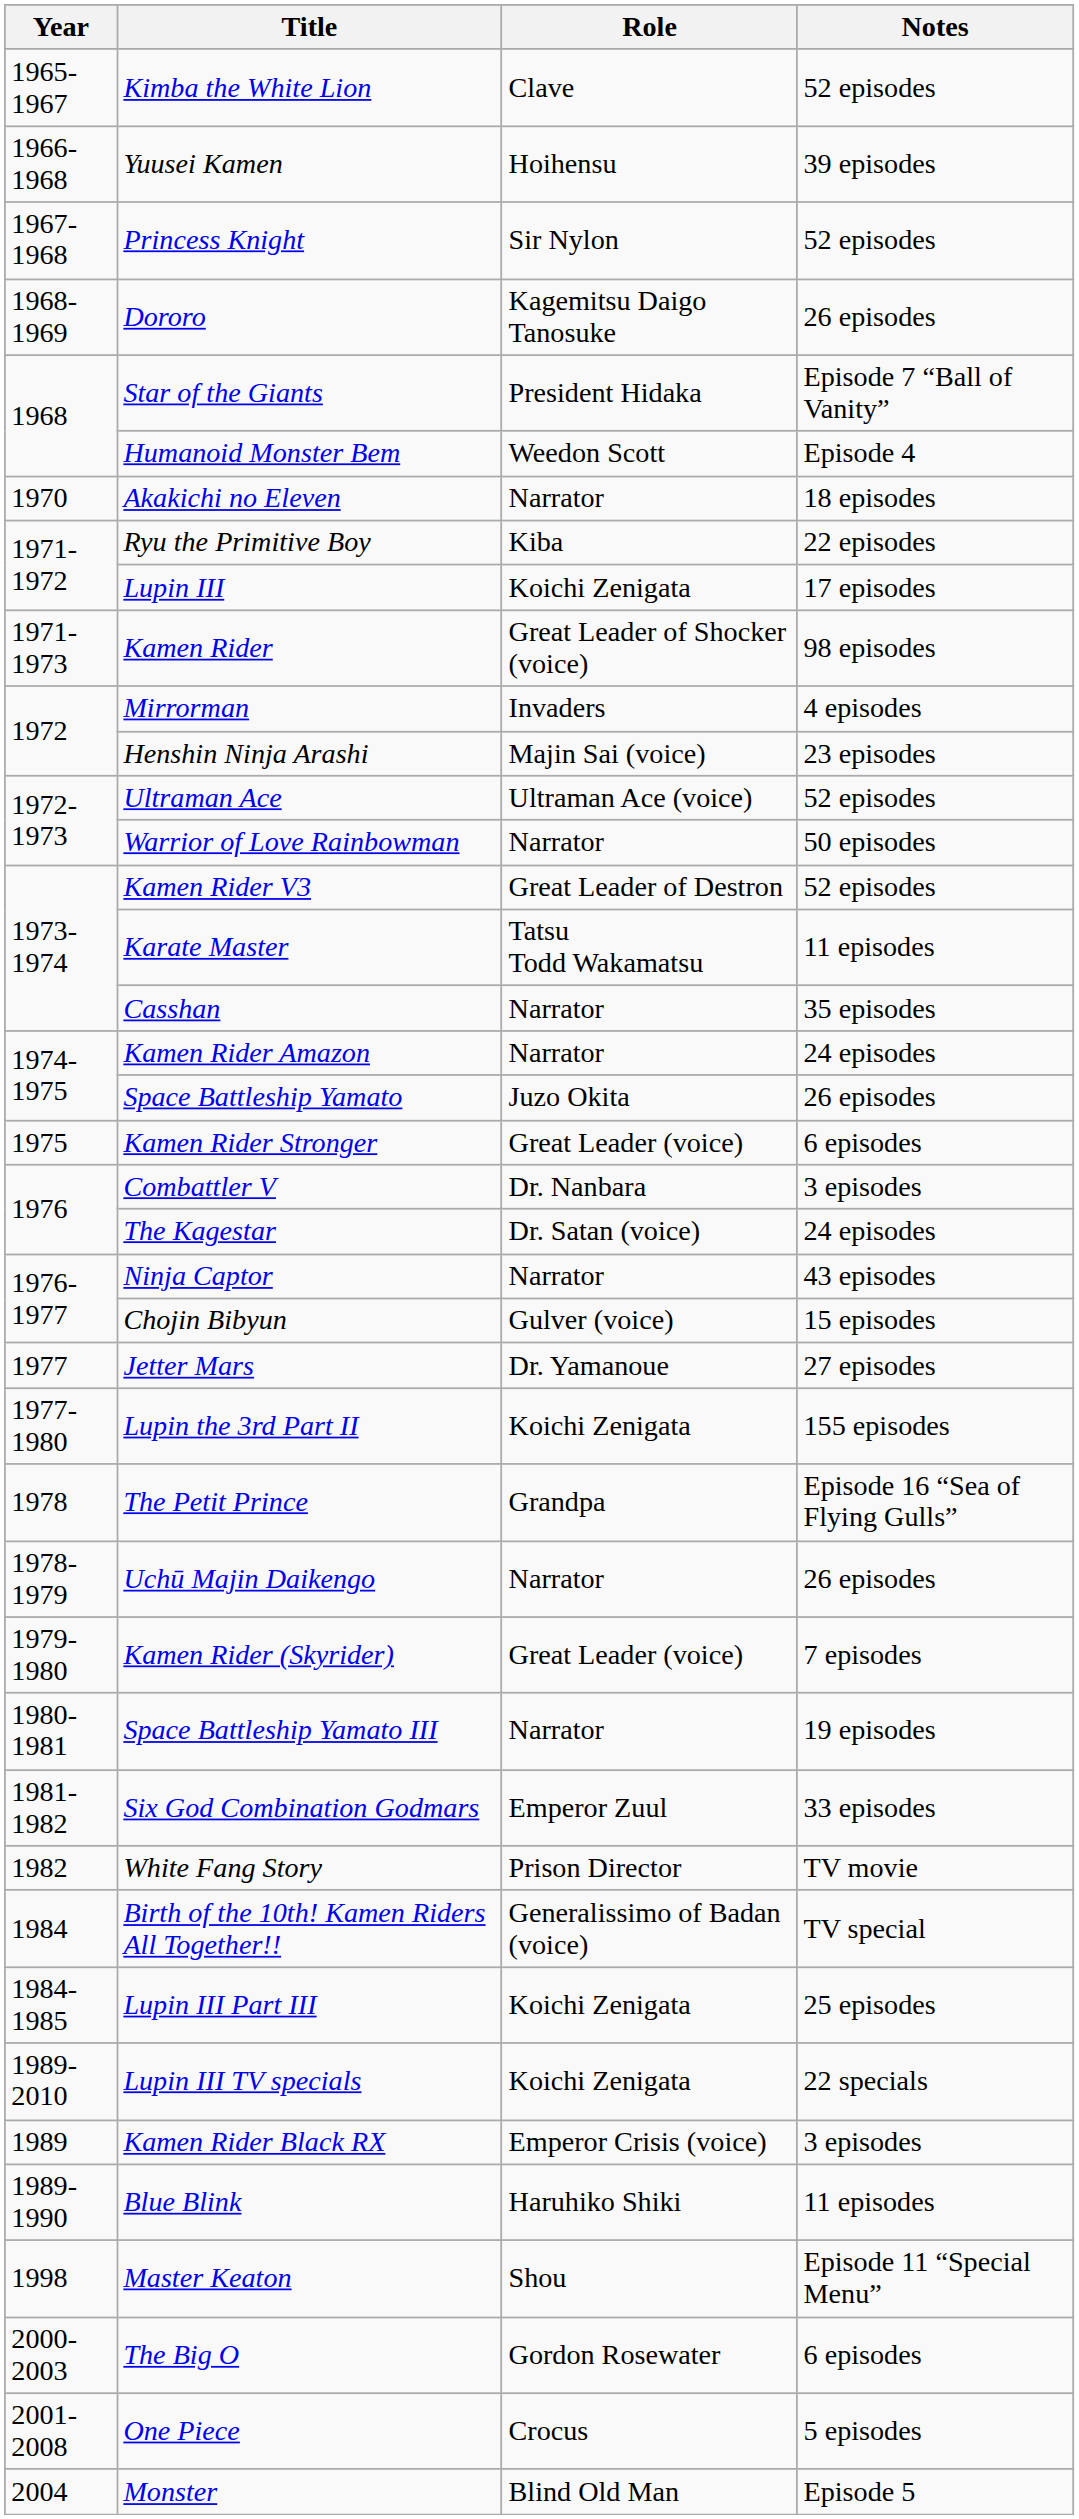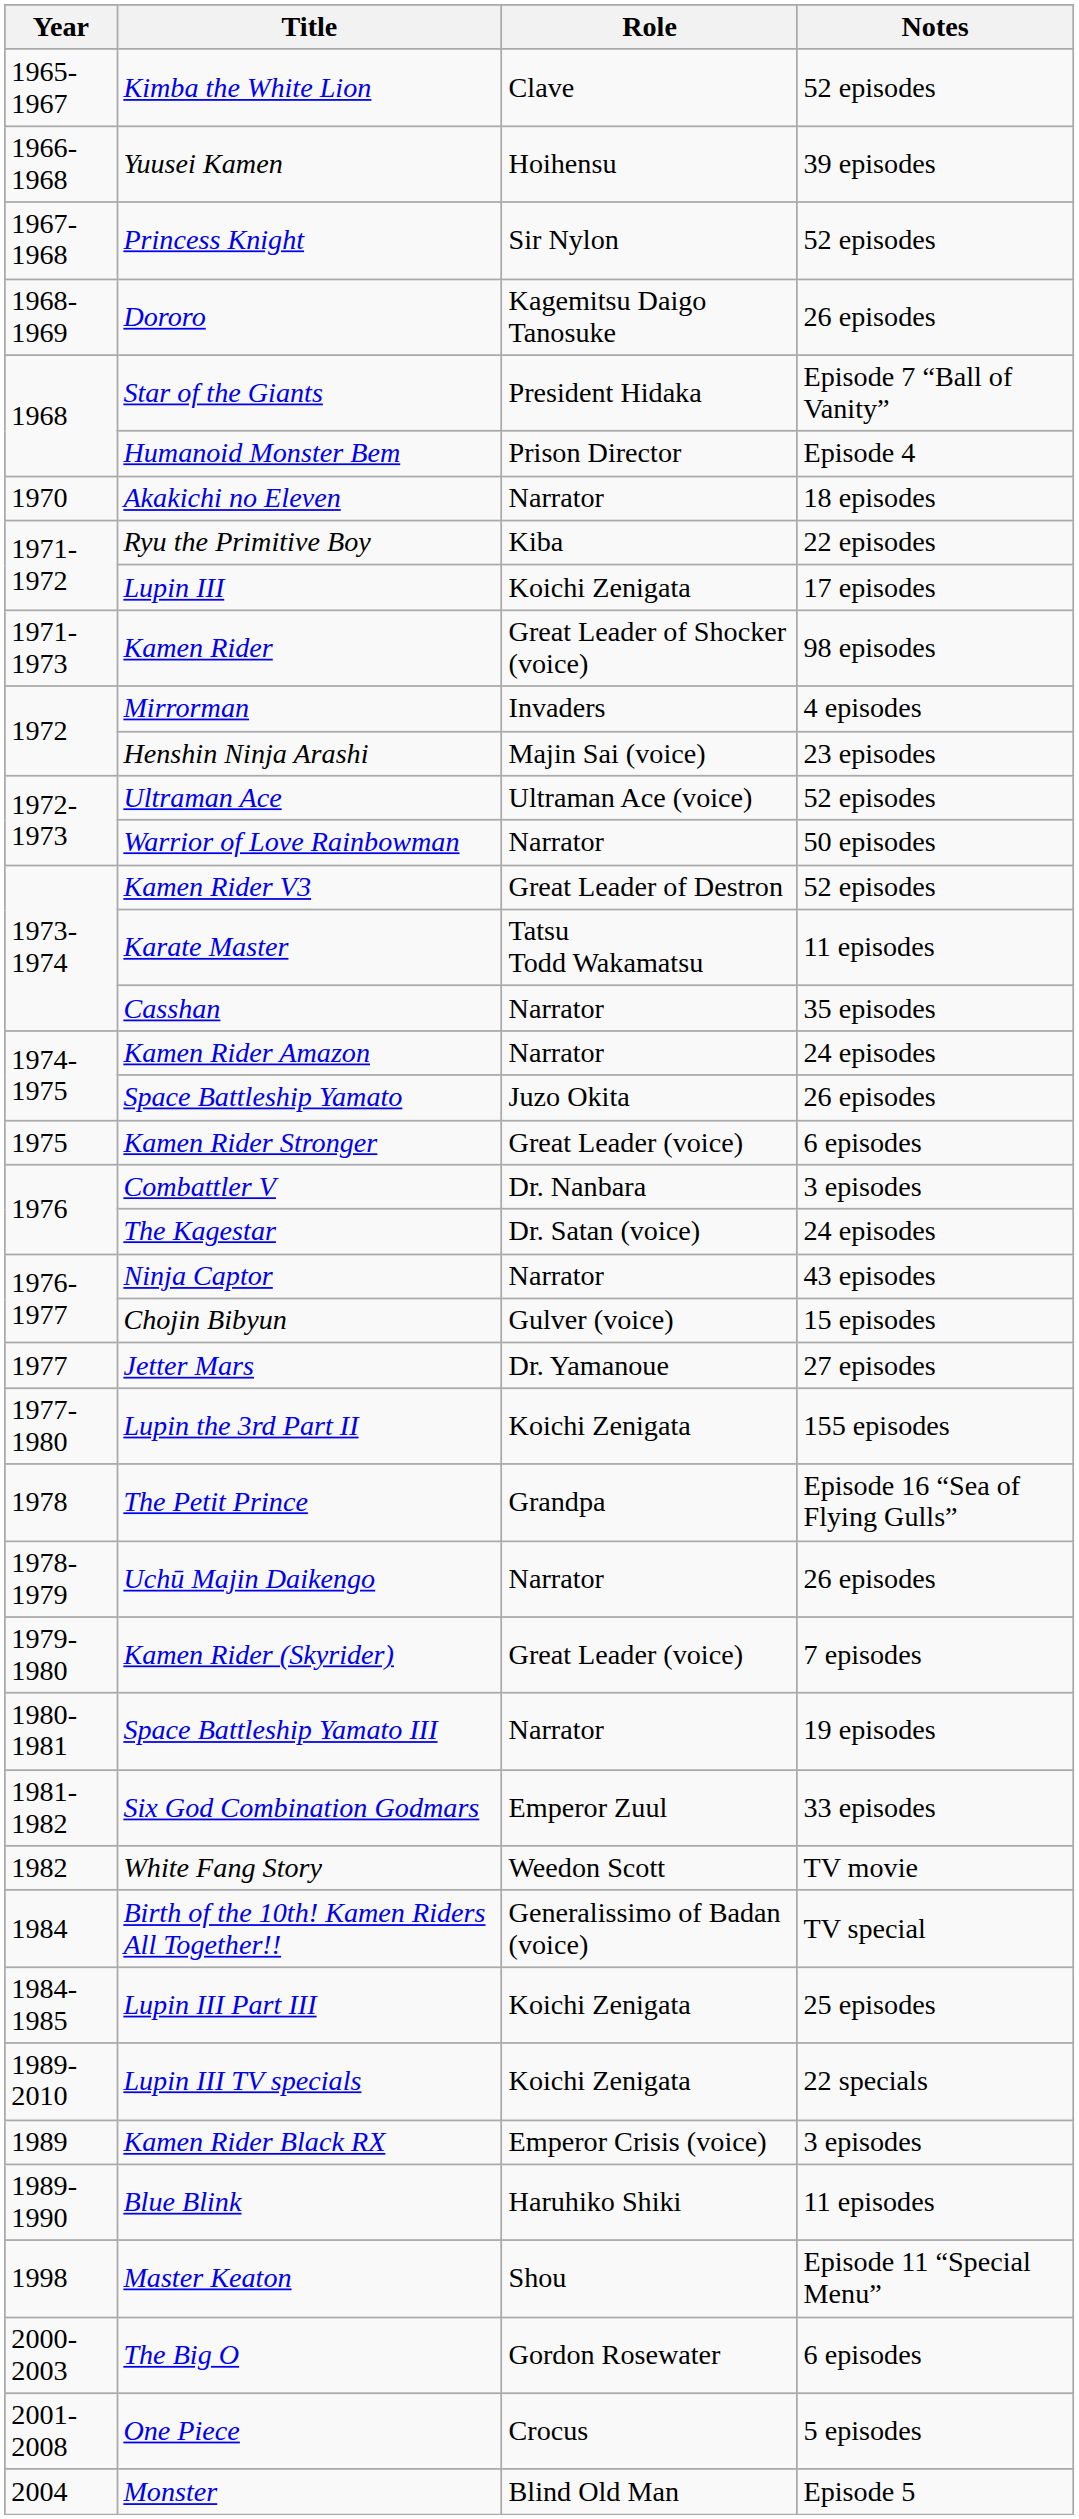(587, 453) Weedon Scott -> (595, 453) Prison Director
(595, 1867) Prison Director -> (587, 1867) Weedon Scott
